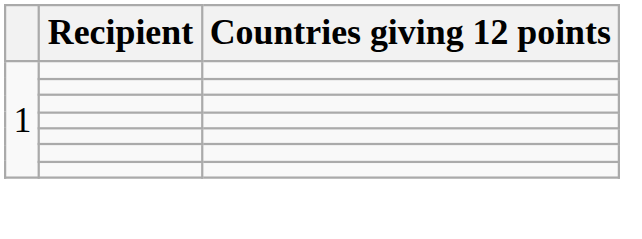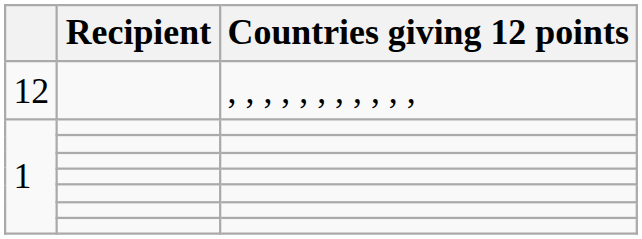+ row: (31, 89)
